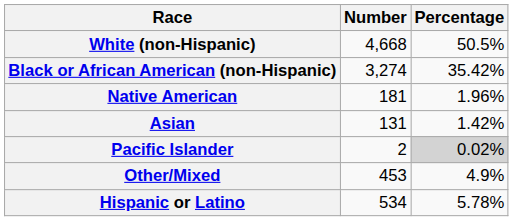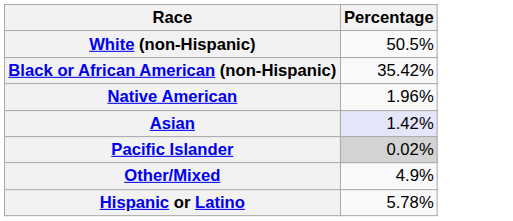- column: (375, 17)
(481, 123) no background -> (410, 123) lavender background
